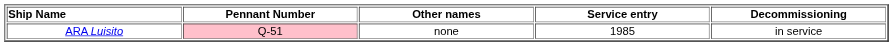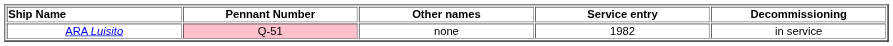(623, 31) 1985 -> (623, 31) 1982
